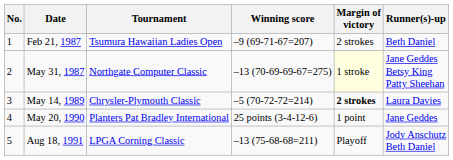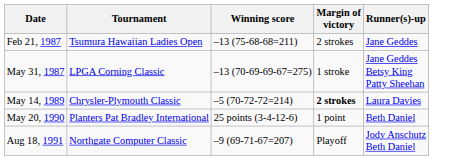- column: (14, 19)
(273, 42) –9 (69-71-67=207) -> (256, 42) –13 (75-68-68=211)
(410, 42) Beth Daniel -> (392, 42) Jane Geddes
(148, 71) Northgate Computer Classic -> (117, 71) LPGA Corning Classic
(353, 71) lightyellow background -> (333, 71) no background
(412, 118) Jane Geddes -> (390, 118) Beth Daniel
(137, 141) LPGA Corning Classic -> (128, 141) Northgate Computer Classic
(276, 141) –13 (75-68-68=211) -> (253, 141) –9 (69-71-67=207)
